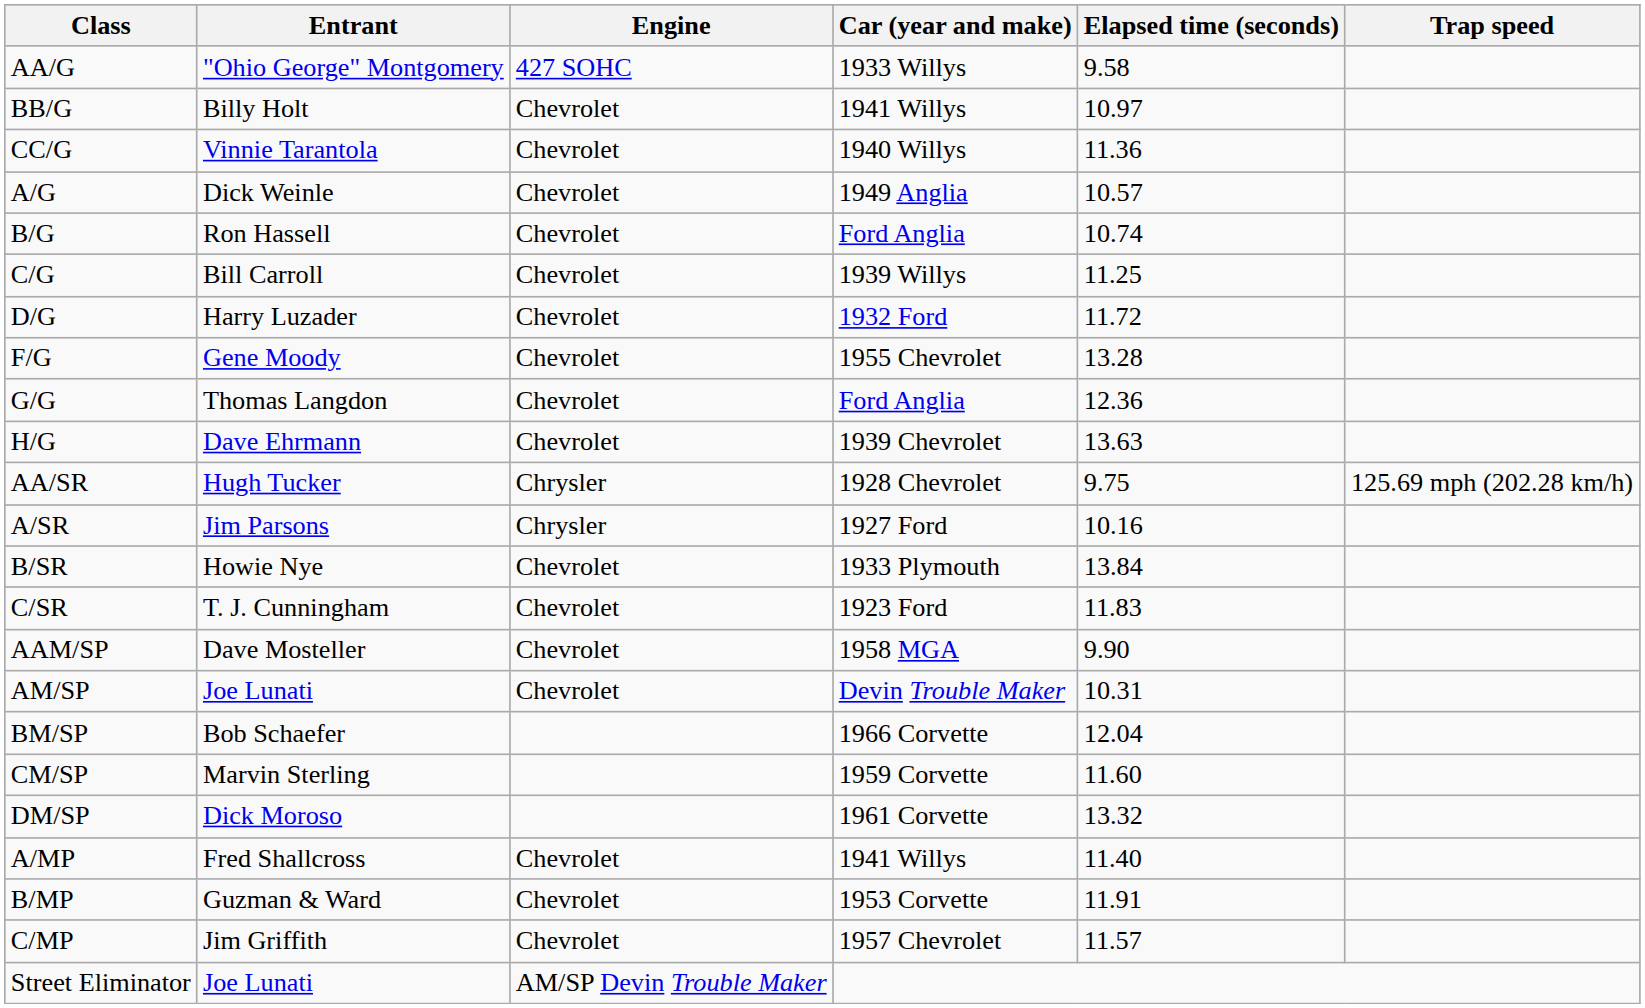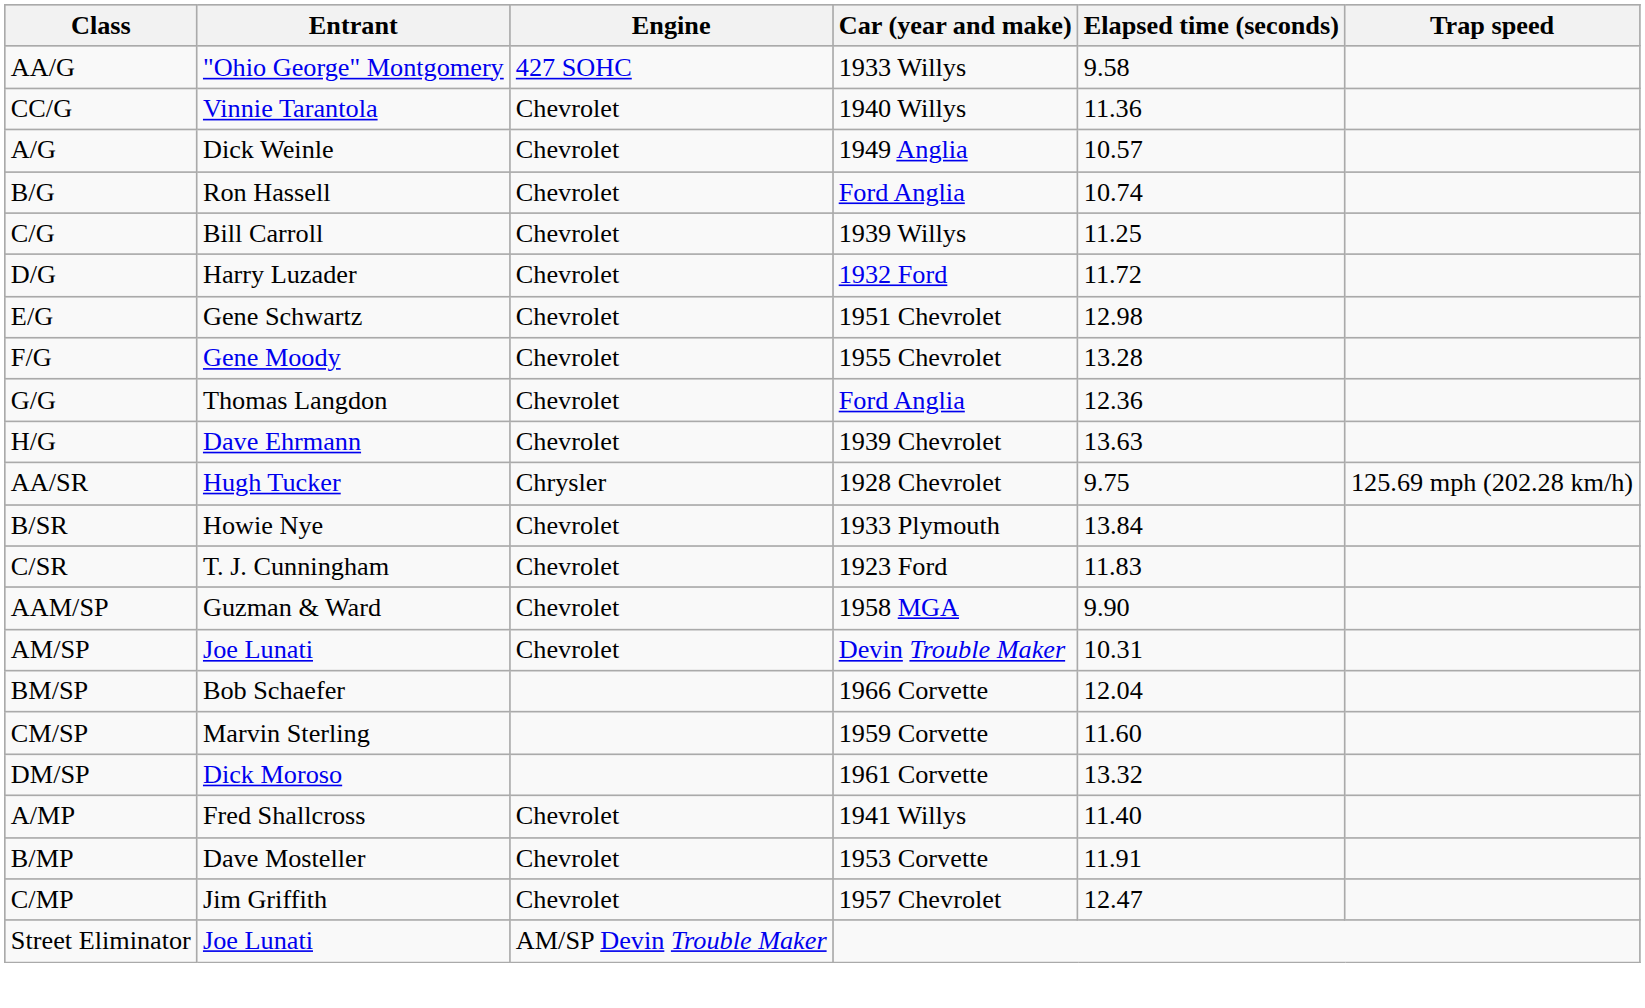- row: (41, 108)
+ row: (32, 316)
- row: (40, 524)
(284, 649) Dave Mosteller -> (292, 607) Guzman & Ward
(292, 899) Guzman & Ward -> (284, 857) Dave Mosteller
(1113, 940) 11.57 -> (1113, 899) 12.47
